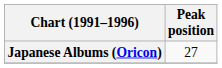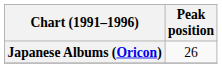(191, 52) 27 -> (191, 52) 26
